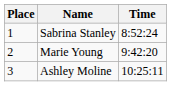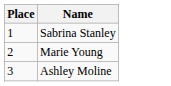- column: (142, 14)
